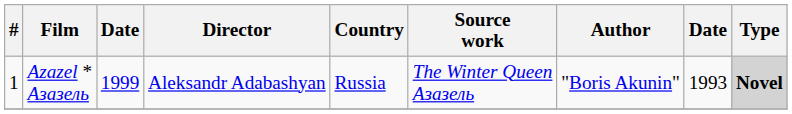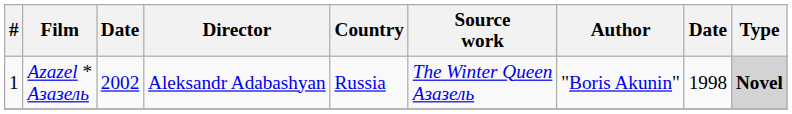(120, 82) 1999 -> (120, 82) 2002
(708, 82) 1993 -> (708, 82) 1998
